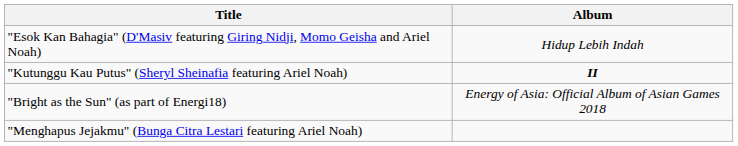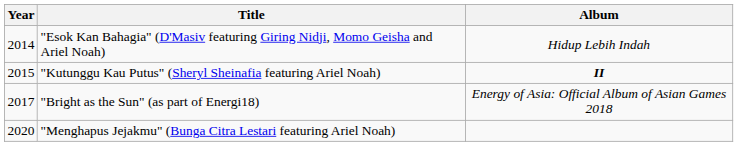+ column: (21, 15)
